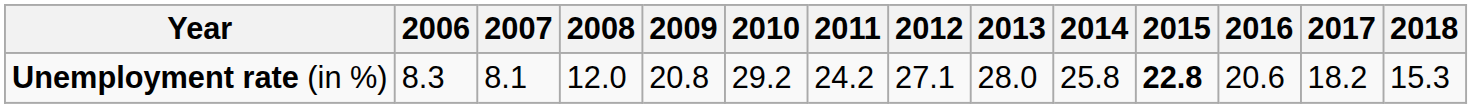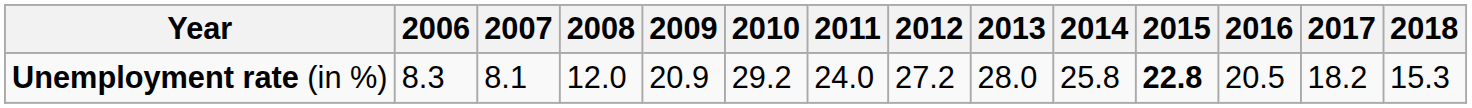(679, 77) 20.8 -> (679, 77) 20.9
(844, 77) 24.2 -> (844, 77) 24.0
(925, 77) 27.1 -> (925, 77) 27.2
(1255, 77) 20.6 -> (1255, 77) 20.5
